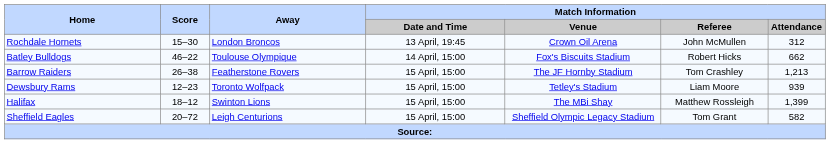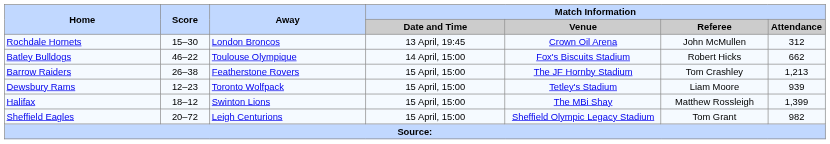(797, 116) 582 -> (797, 116) 982
